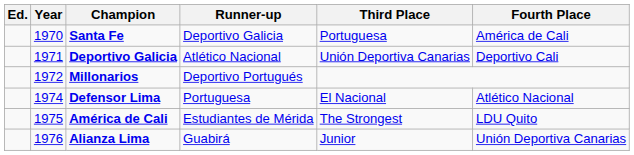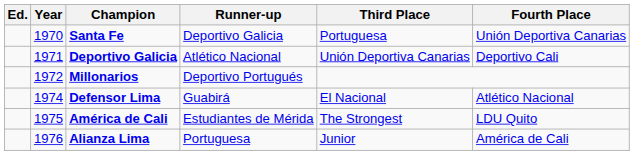(522, 35) América de Cali -> (551, 35) Unión Deportiva Canarias
(217, 98) Portuguesa -> (206, 98) Guabirá
(206, 139) Guabirá -> (217, 139) Portuguesa
(551, 139) Unión Deportiva Canarias -> (522, 139) América de Cali
